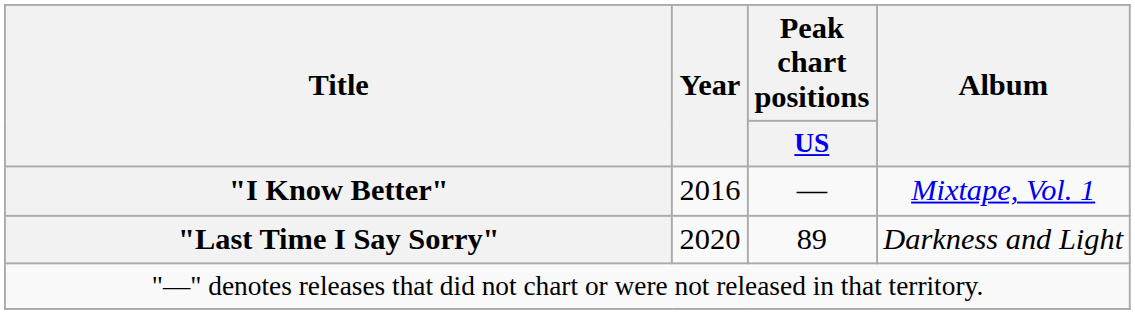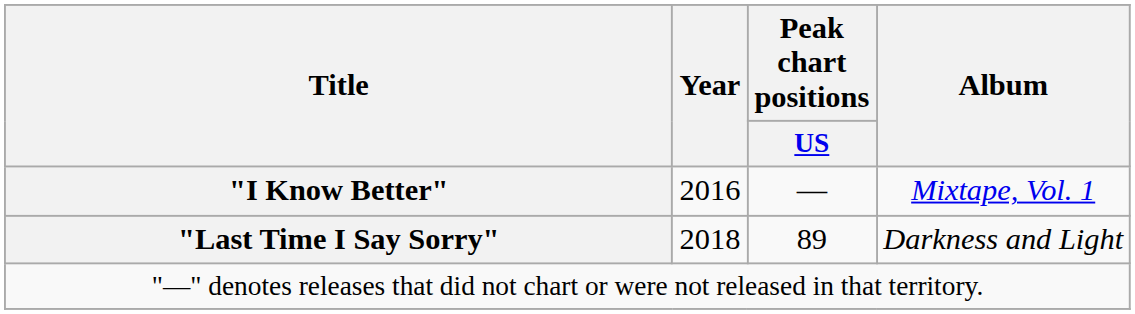(710, 238) 2020 -> (710, 238) 2018
